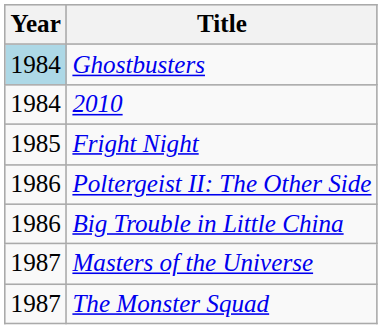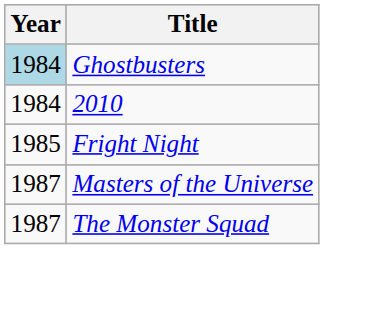- row: (222, 183)
- row: (208, 223)
